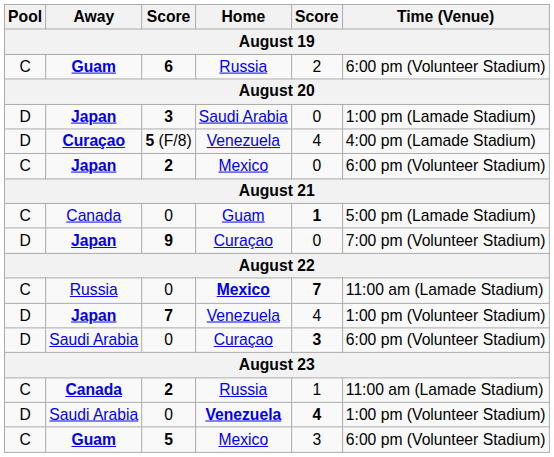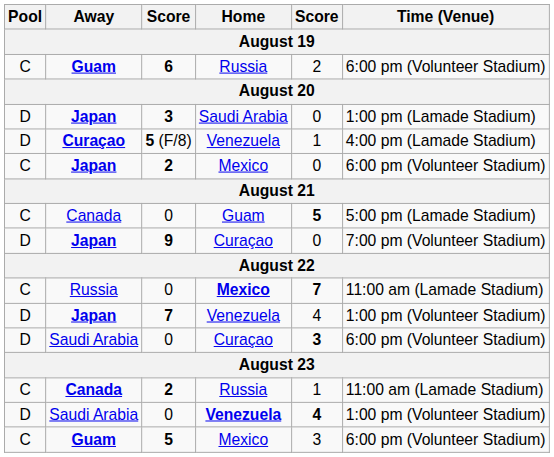(317, 141) 4 -> (317, 141) 1
(317, 215) 1 -> (317, 215) 5
